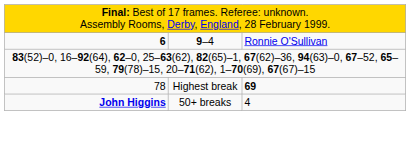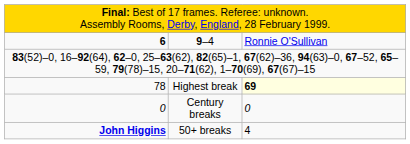(250, 86) no background -> (250, 86) lightyellow background
+ row: (205, 109)
